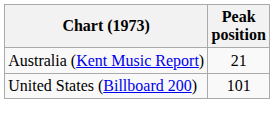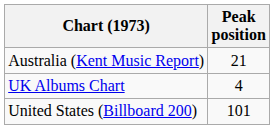+ row: (66, 85)
